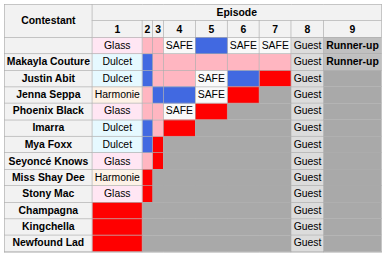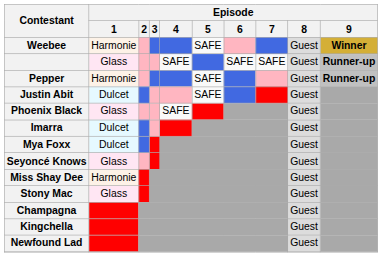+ row: (47, 45)
- row: (48, 62)
+ row: (47, 78)
- row: (48, 95)
